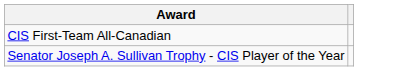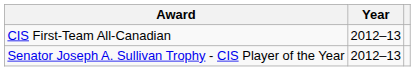+ column: (376, 14)
